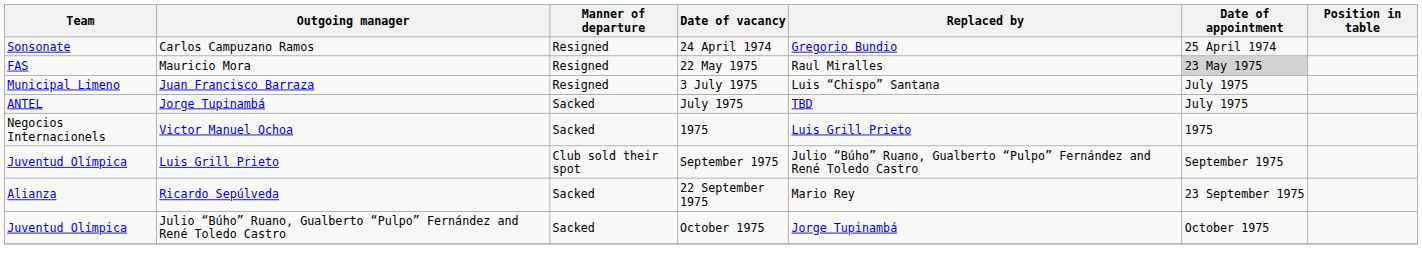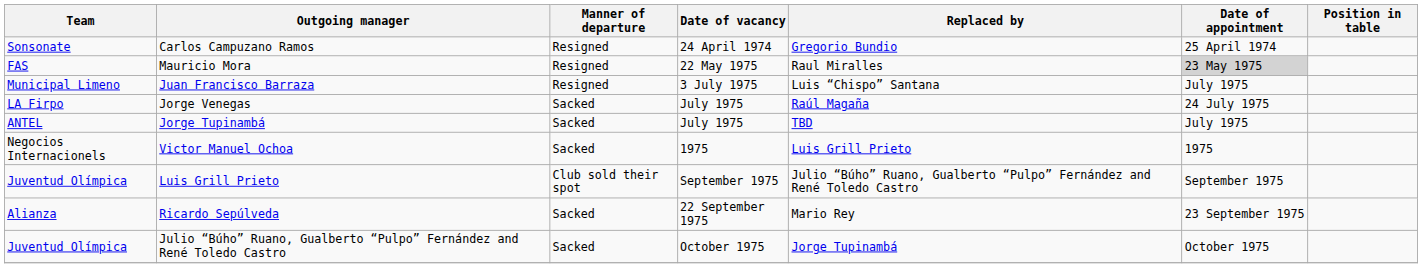+ row: (205, 104)
